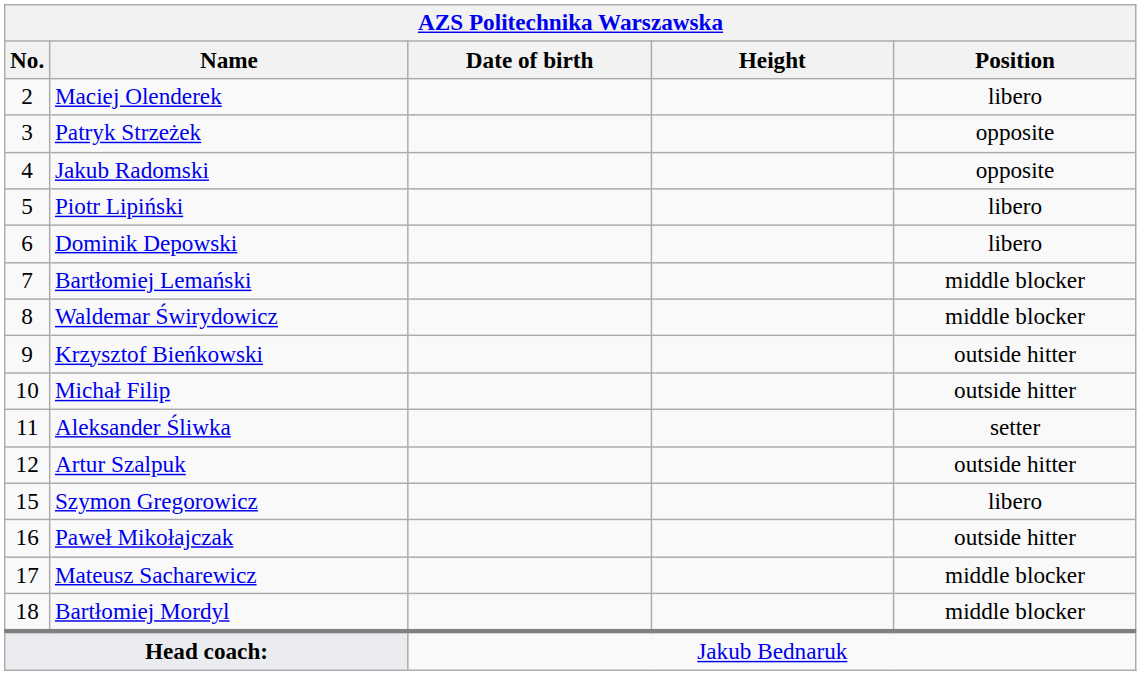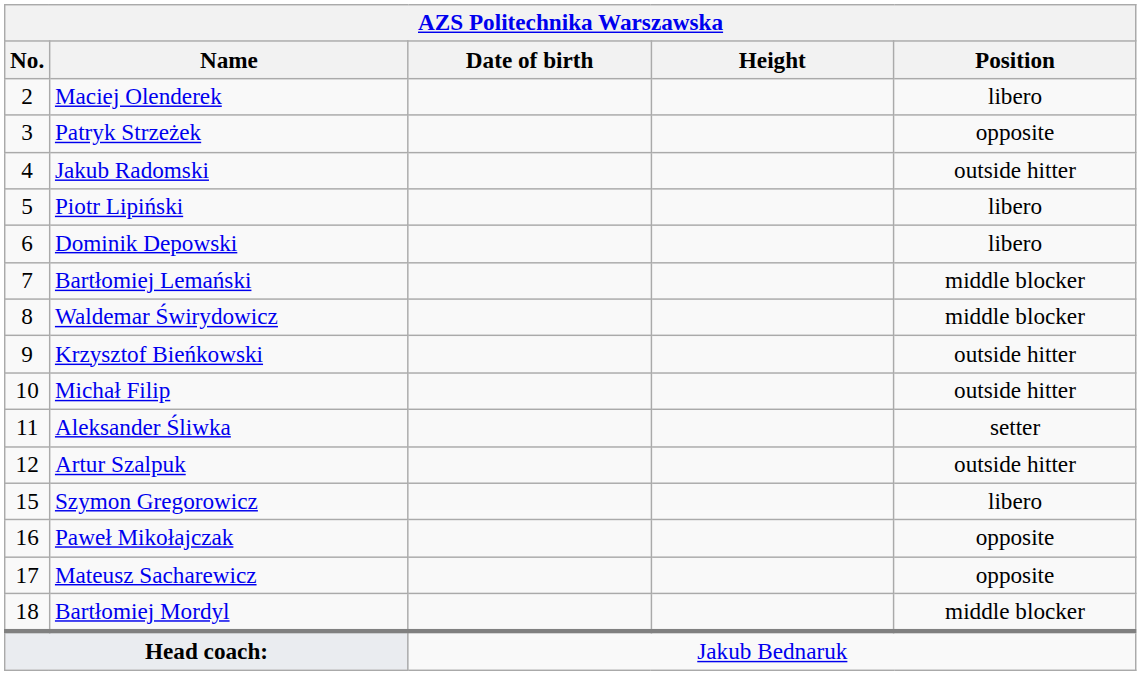(1015, 170) opposite -> (1015, 170) outside hitter
(1015, 538) outside hitter -> (1015, 538) opposite
(1015, 574) middle blocker -> (1015, 574) opposite
